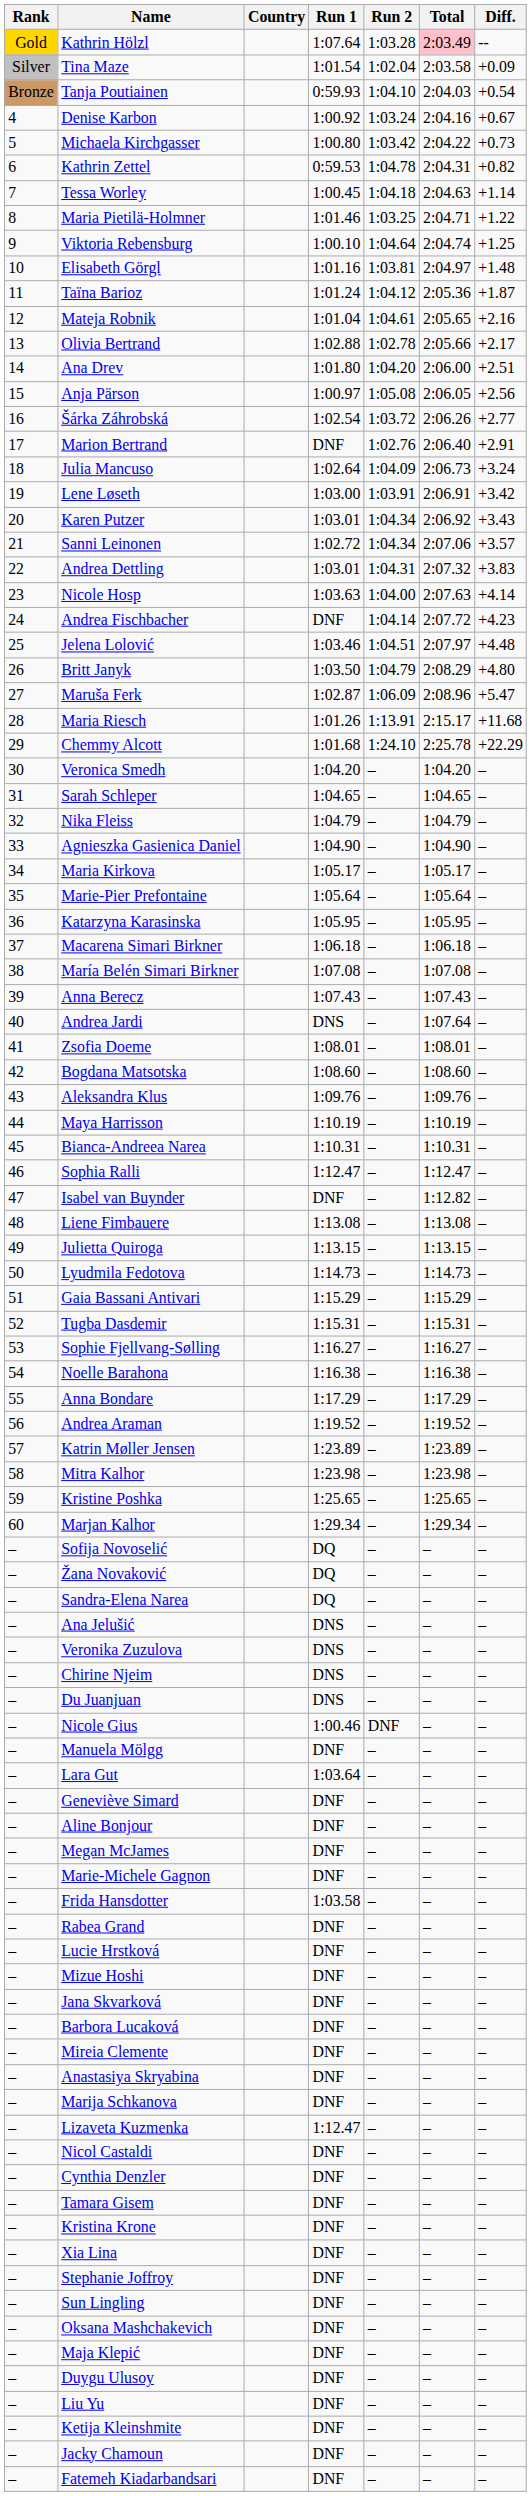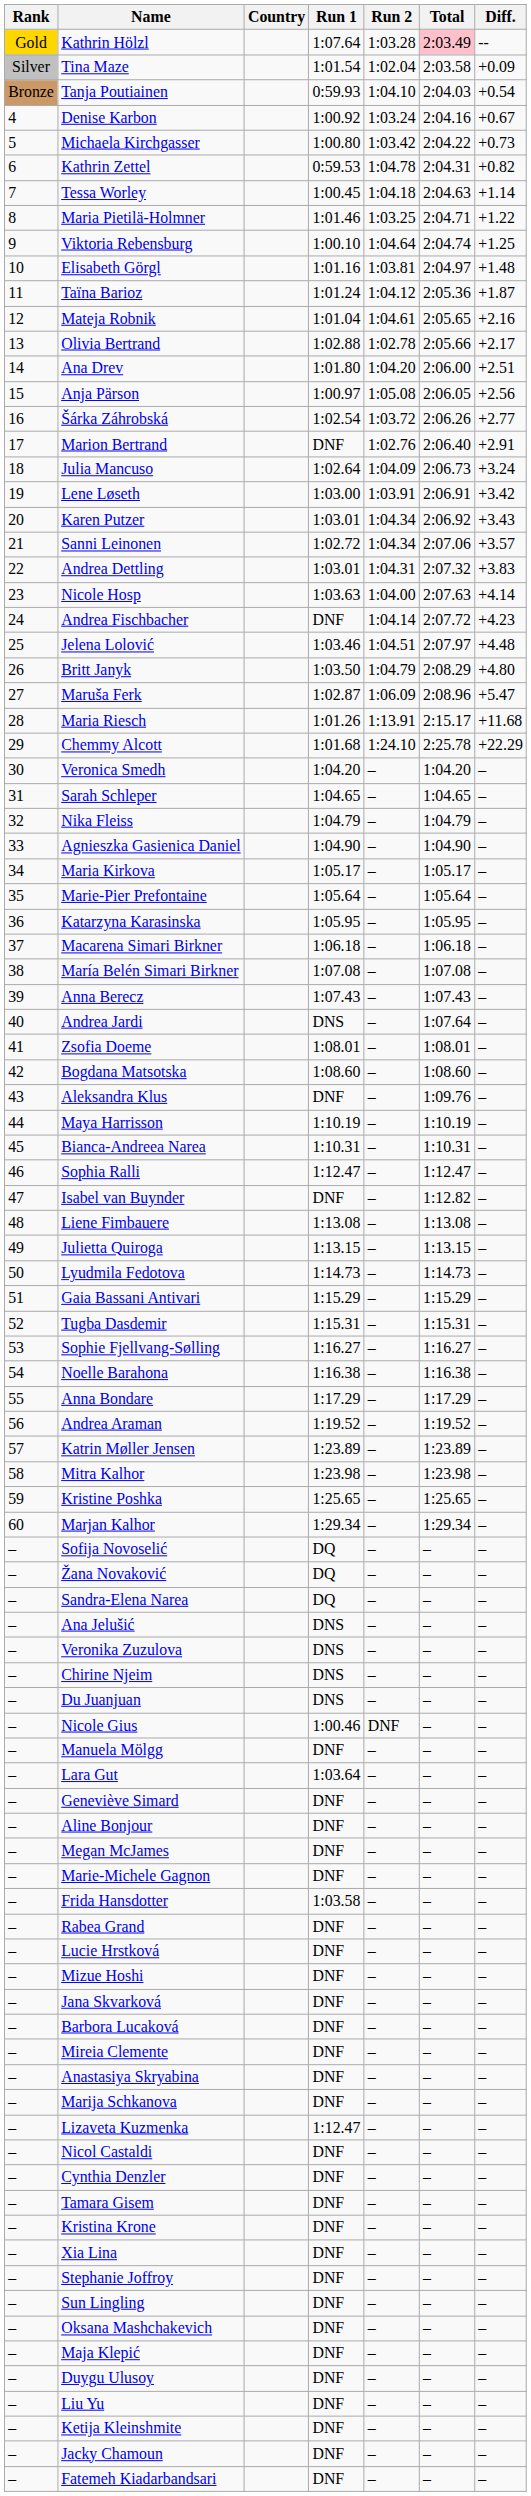(336, 1097) 1:09.76 -> (328, 1097) DNF
